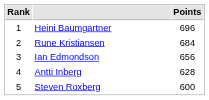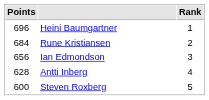columns swapped: (19, 12) <-> (187, 12)
